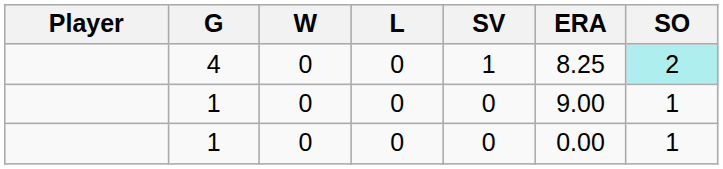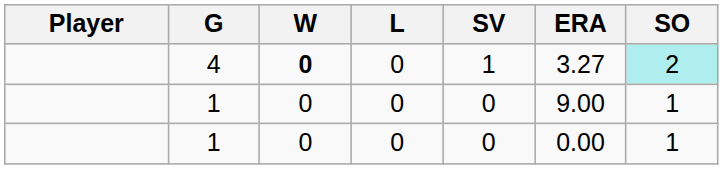(305, 63) normal -> (305, 63) bold
(581, 63) 8.25 -> (581, 63) 3.27
